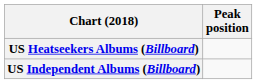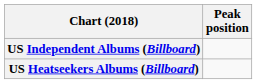rows swapped: (104, 48) <-> (104, 68)
